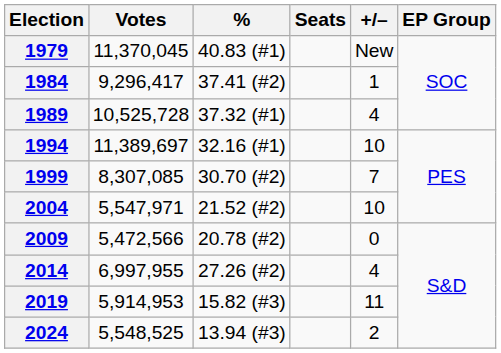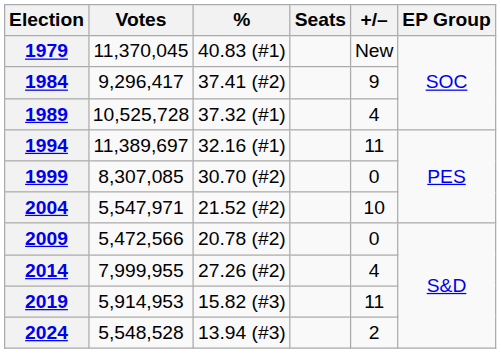(374, 82) 1 -> (374, 82) 9
(374, 144) 10 -> (374, 144) 11
(374, 175) 7 -> (374, 175) 0
(141, 269) 6,997,955 -> (141, 269) 7,999,955
(141, 331) 5,548,525 -> (141, 331) 5,548,528
